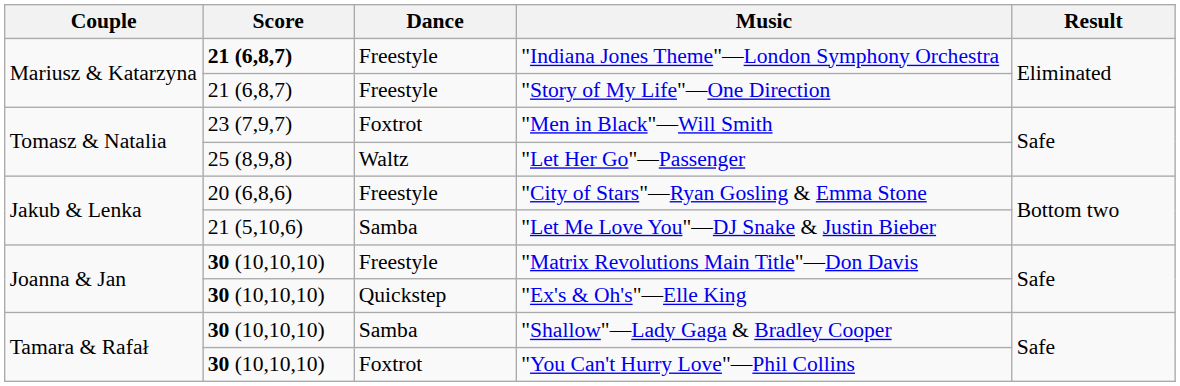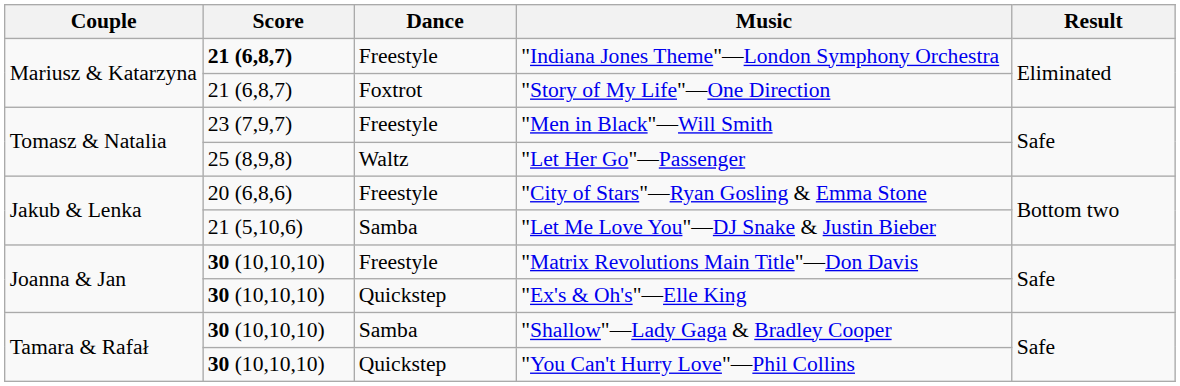(398, 90) Freestyle -> (391, 90) Foxtrot
(391, 124) Foxtrot -> (398, 124) Freestyle
(391, 364) Foxtrot -> (403, 364) Quickstep
